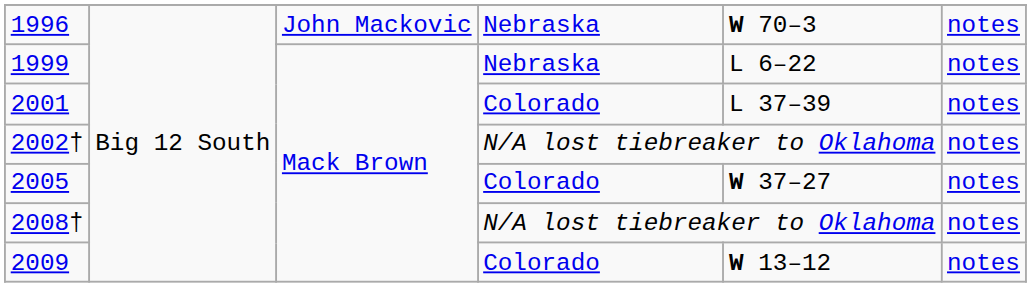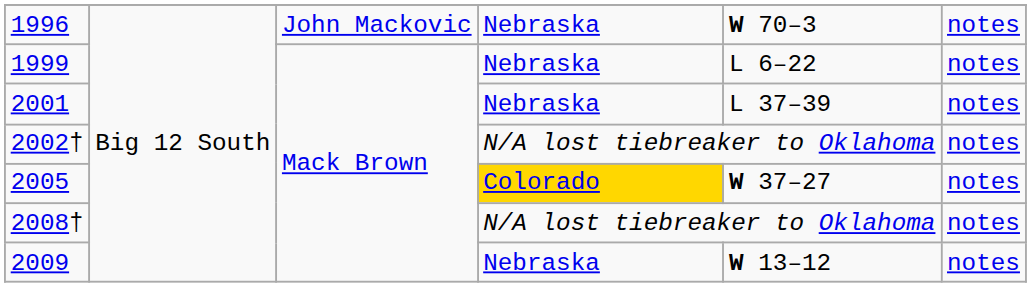(542, 104) Colorado -> (542, 104) Nebraska
(542, 183) no background -> (542, 183) gold background
(542, 262) Colorado -> (542, 262) Nebraska
